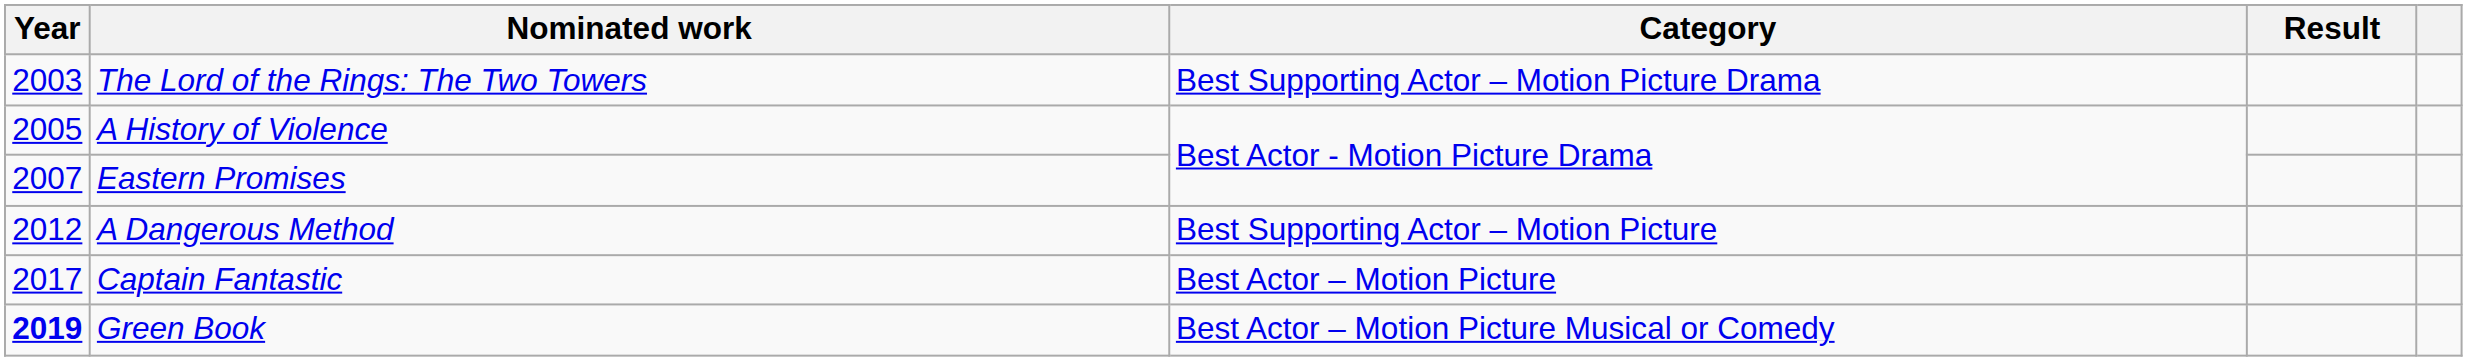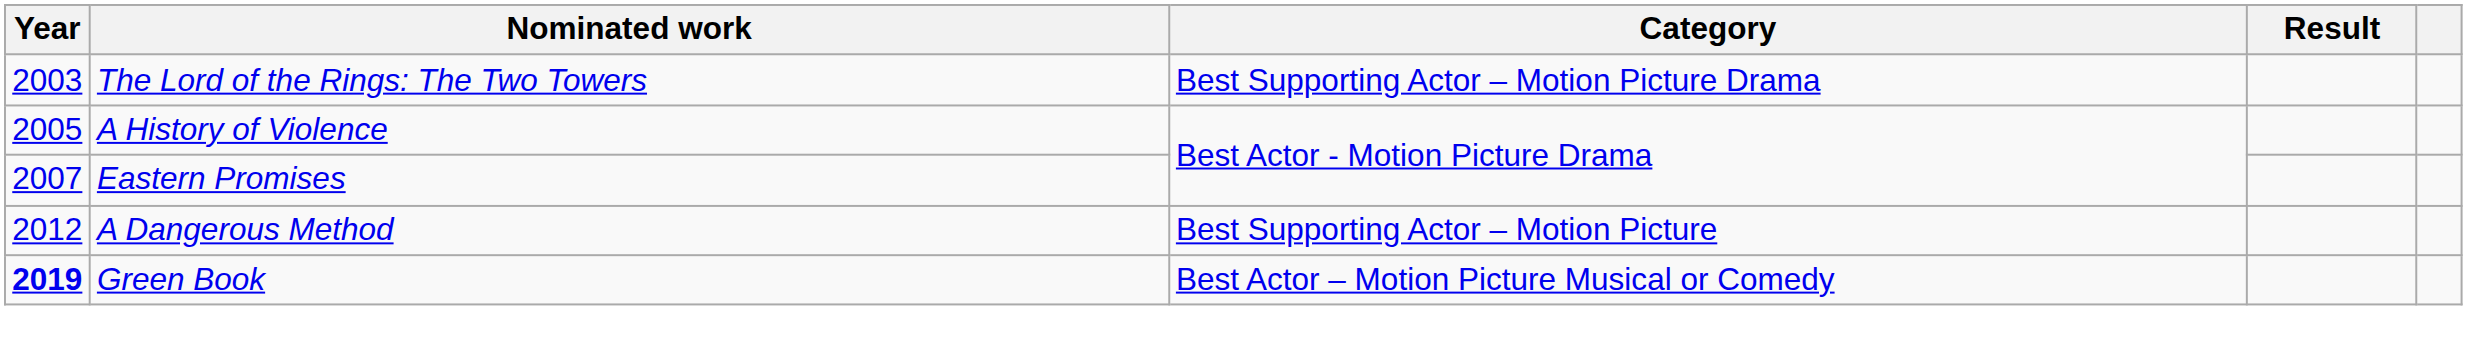- row: (220, 279)
